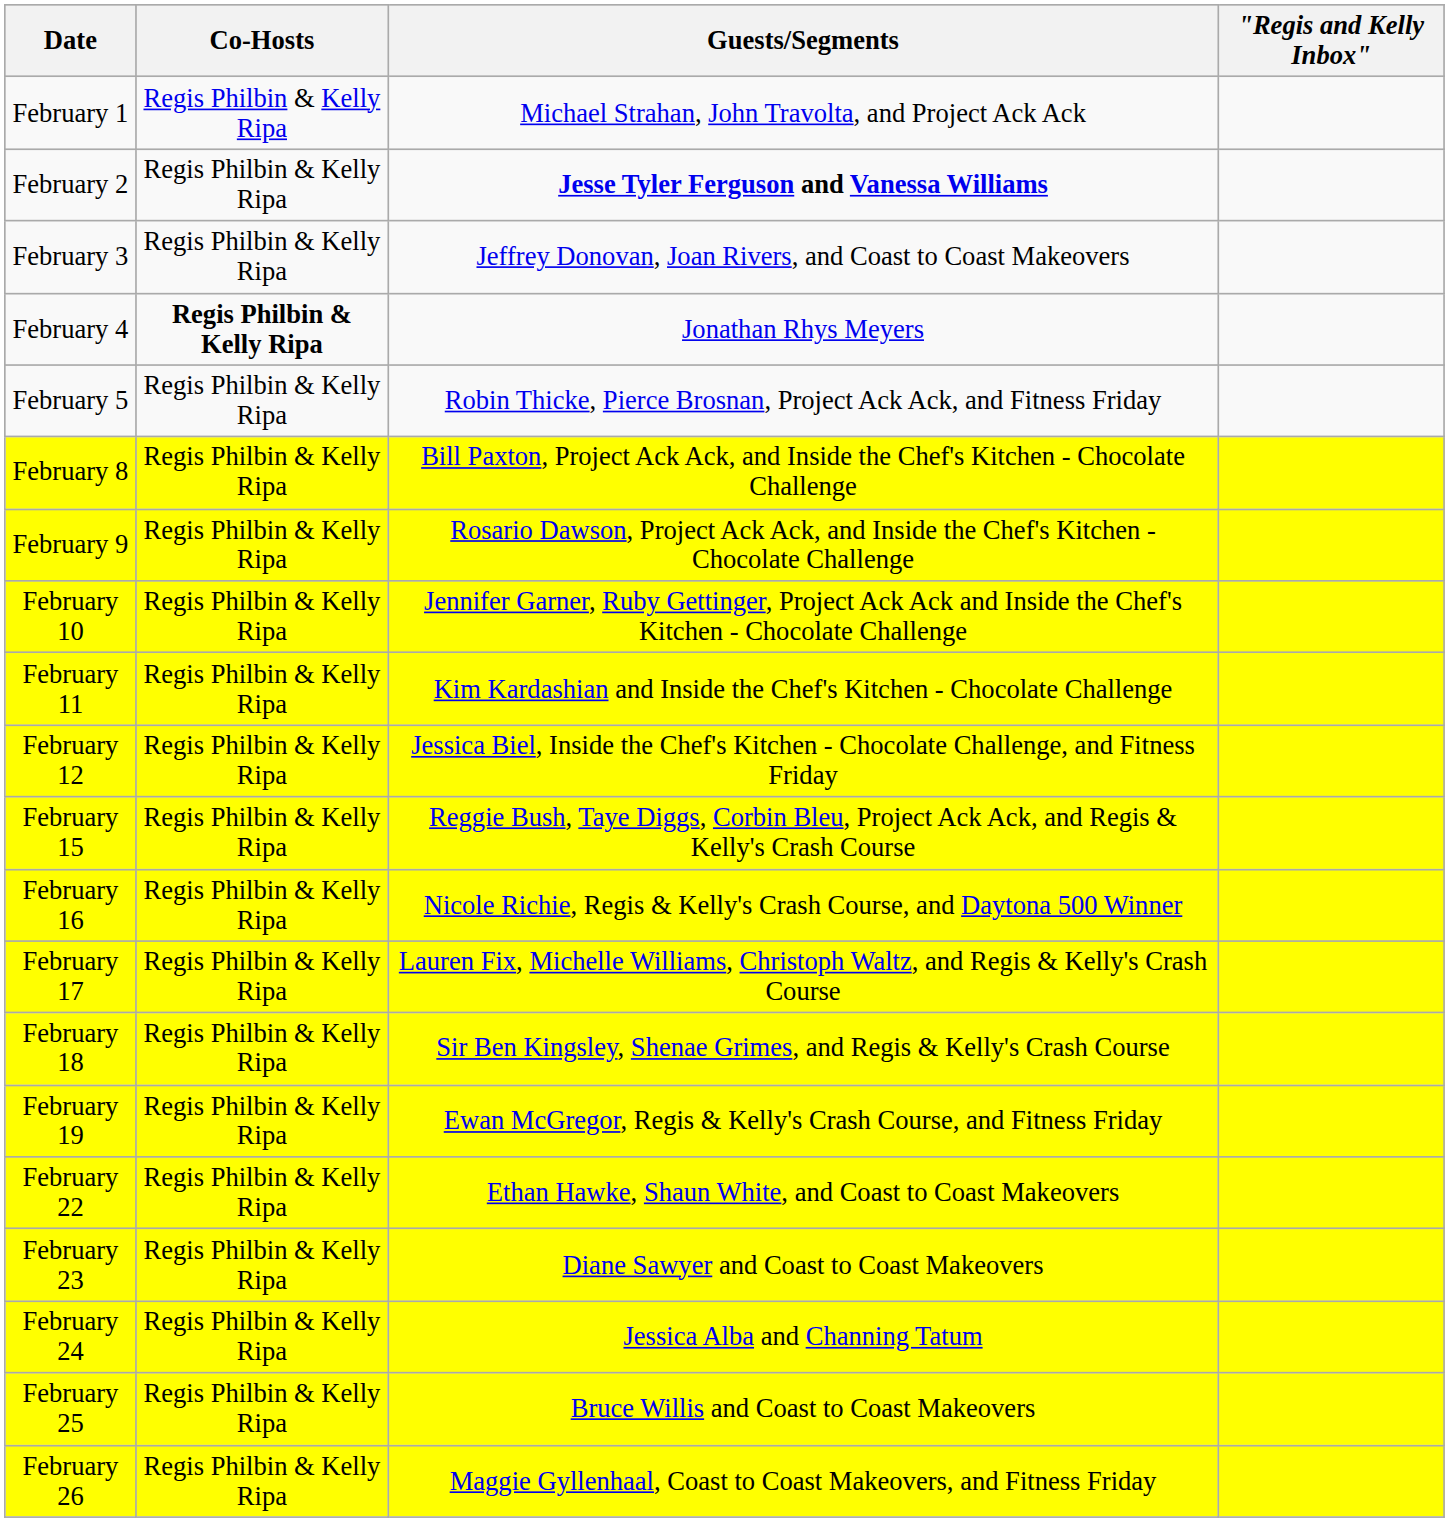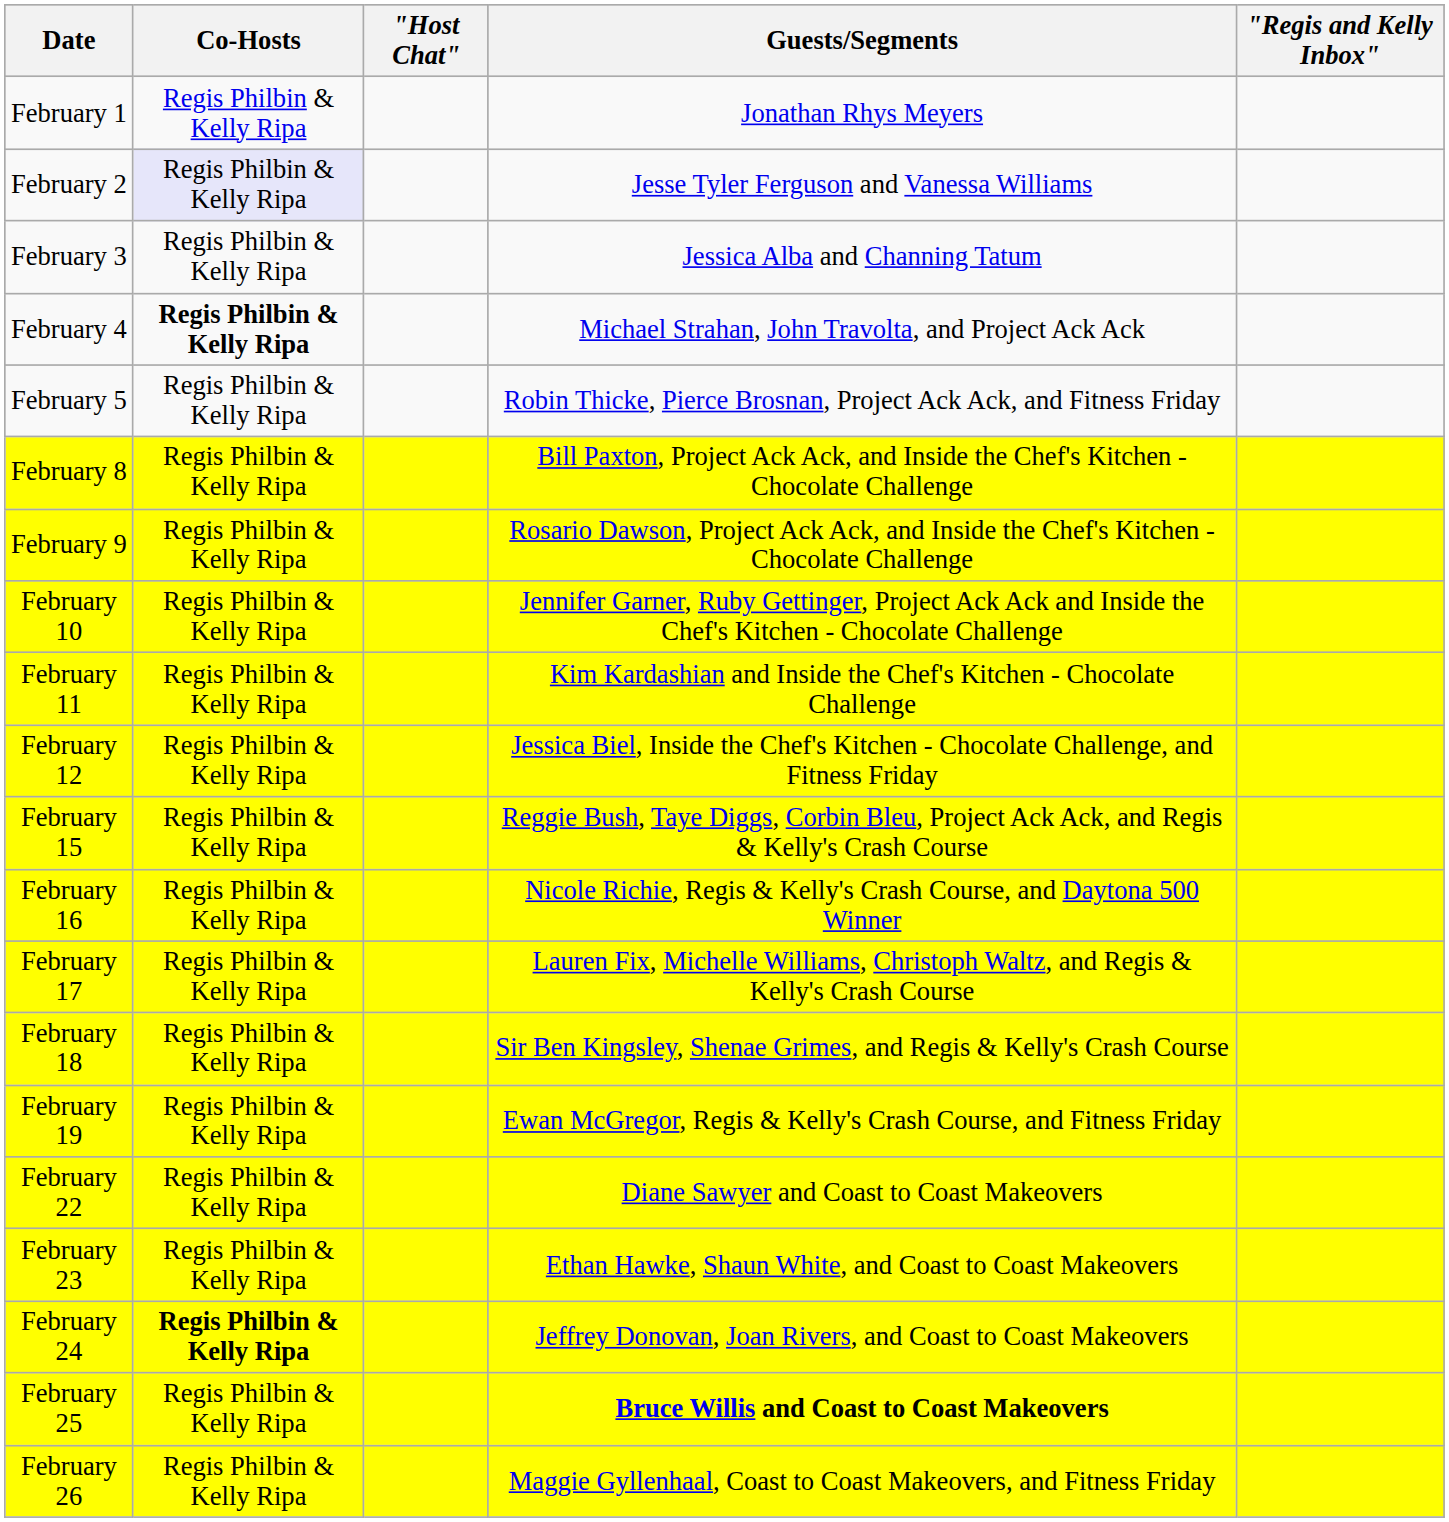+ column: (426, 40)
(803, 112) Michael Strahan, John Travolta, and Project Ack Ack -> (862, 112) Jonathan Rhys Meyers
(262, 184) no background -> (249, 184) lavender background
(803, 184) bold -> (862, 184) normal
(803, 256) Jeffrey Donovan, Joan Rivers, and Coast to Coast Makeovers -> (862, 256) Jessica Alba and Channing Tatum
(803, 328) Jonathan Rhys Meyers -> (862, 328) Michael Strahan, John Travolta, and Project Ack Ack
(803, 1192) Ethan Hawke, Shaun White, and Coast to Coast Makeovers -> (862, 1192) Diane Sawyer and Coast to Coast Makeovers
(803, 1264) Diane Sawyer and Coast to Coast Makeovers -> (862, 1264) Ethan Hawke, Shaun White, and Coast to Coast Makeovers
(262, 1336) normal -> (249, 1336) bold
(803, 1336) Jessica Alba and Channing Tatum -> (862, 1336) Jeffrey Donovan, Joan Rivers, and Coast to Coast Makeovers
(803, 1408) normal -> (862, 1408) bold
